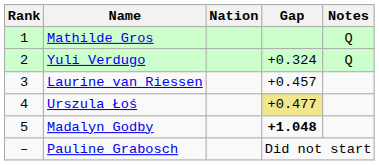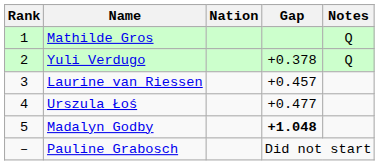(292, 60) +0.324 -> (292, 60) +0.378
(292, 105) khaki background -> (292, 105) no background
